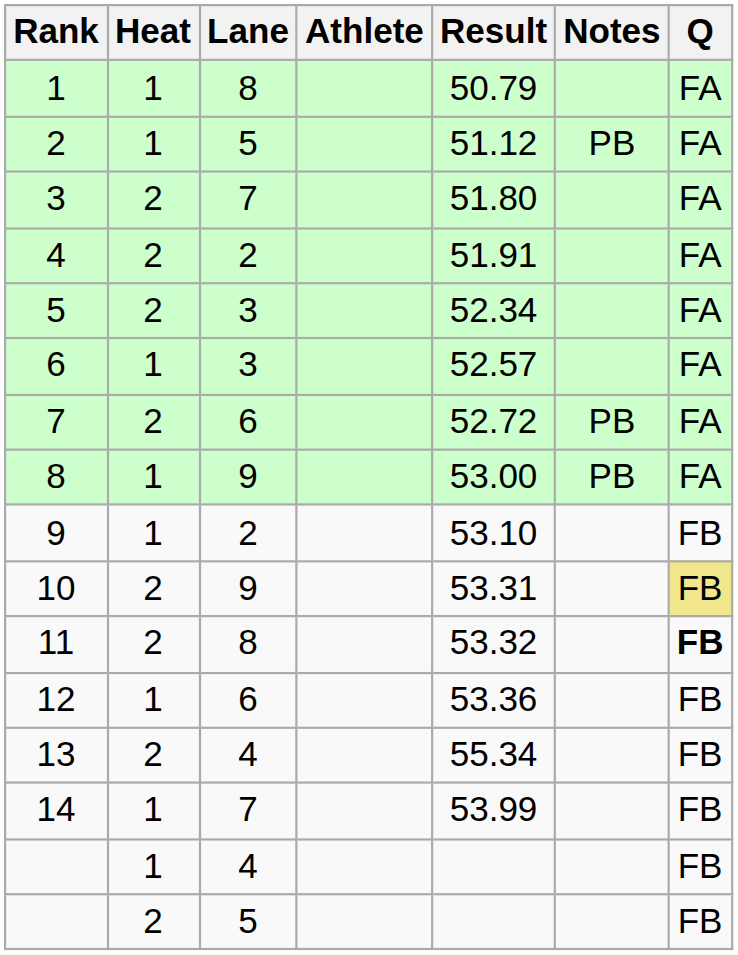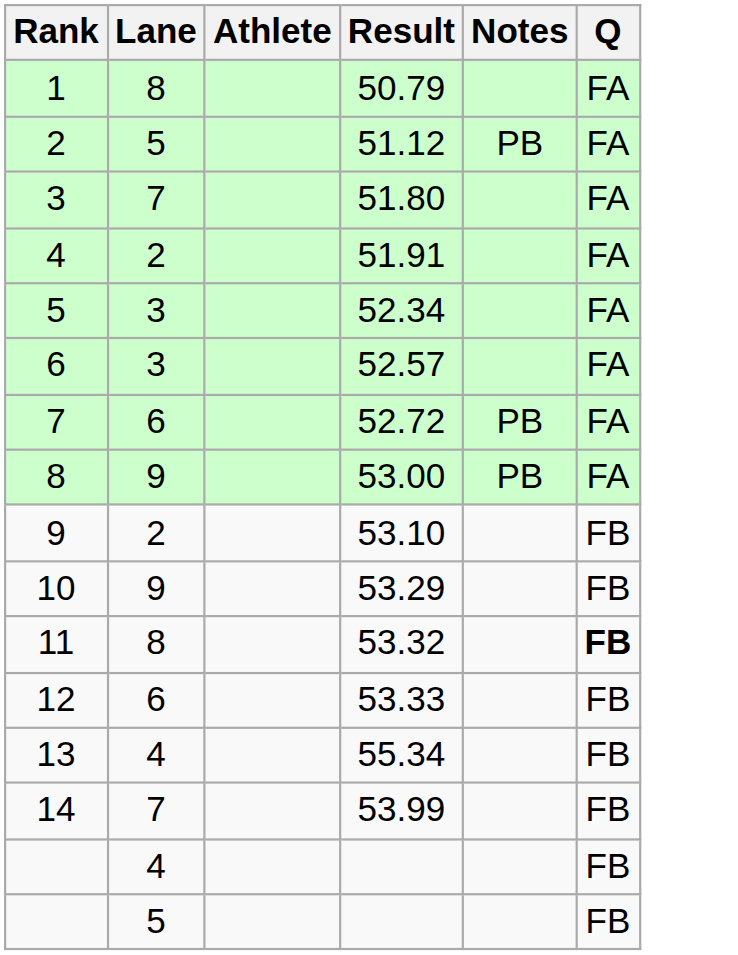- column: (153, 32)
(494, 587) 53.31 -> (401, 587) 53.29
(700, 587) khaki background -> (608, 587) no background
(494, 699) 53.36 -> (401, 699) 53.33
